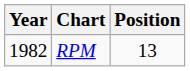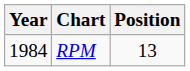(28, 50) 1982 -> (28, 50) 1984
